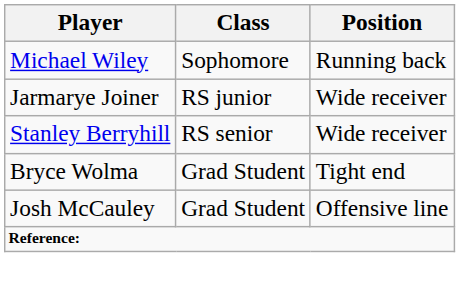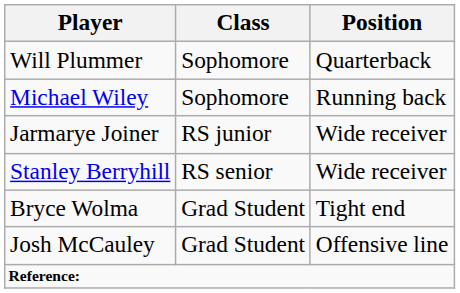+ row: (76, 60)
